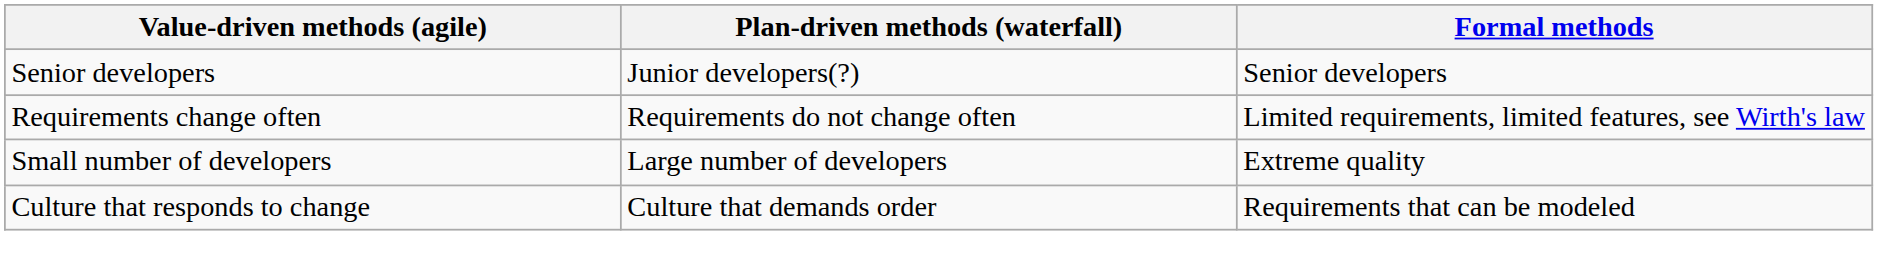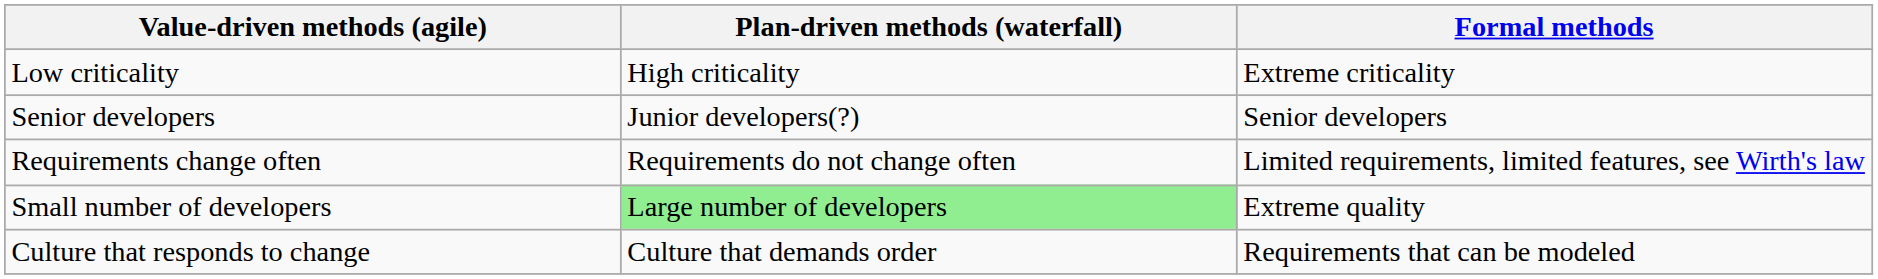+ row: (95, 71)
(787, 161) no background -> (787, 206) lightgreen background
